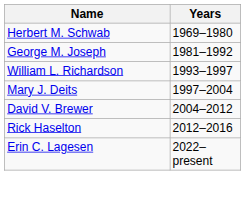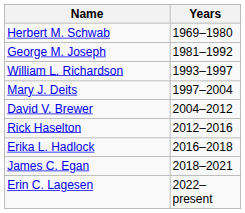+ row: (51, 147)
+ row: (48, 166)
